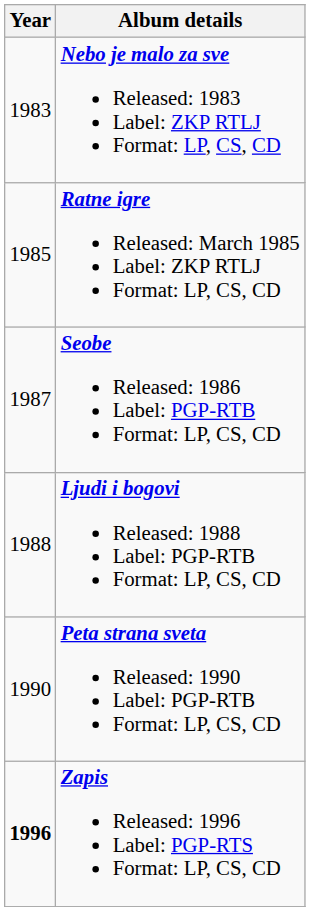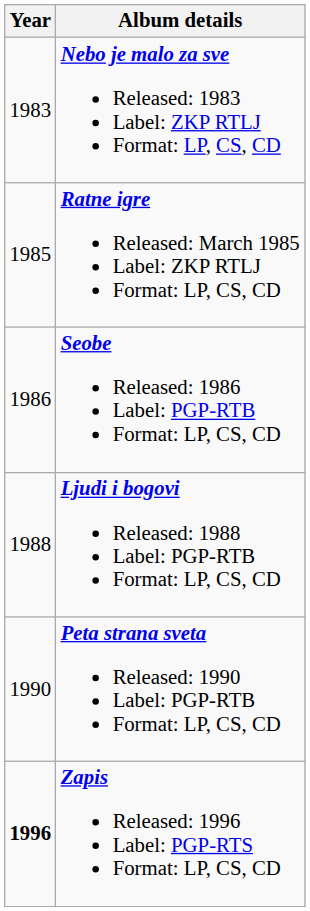(30, 399) 1987 -> (30, 399) 1986
